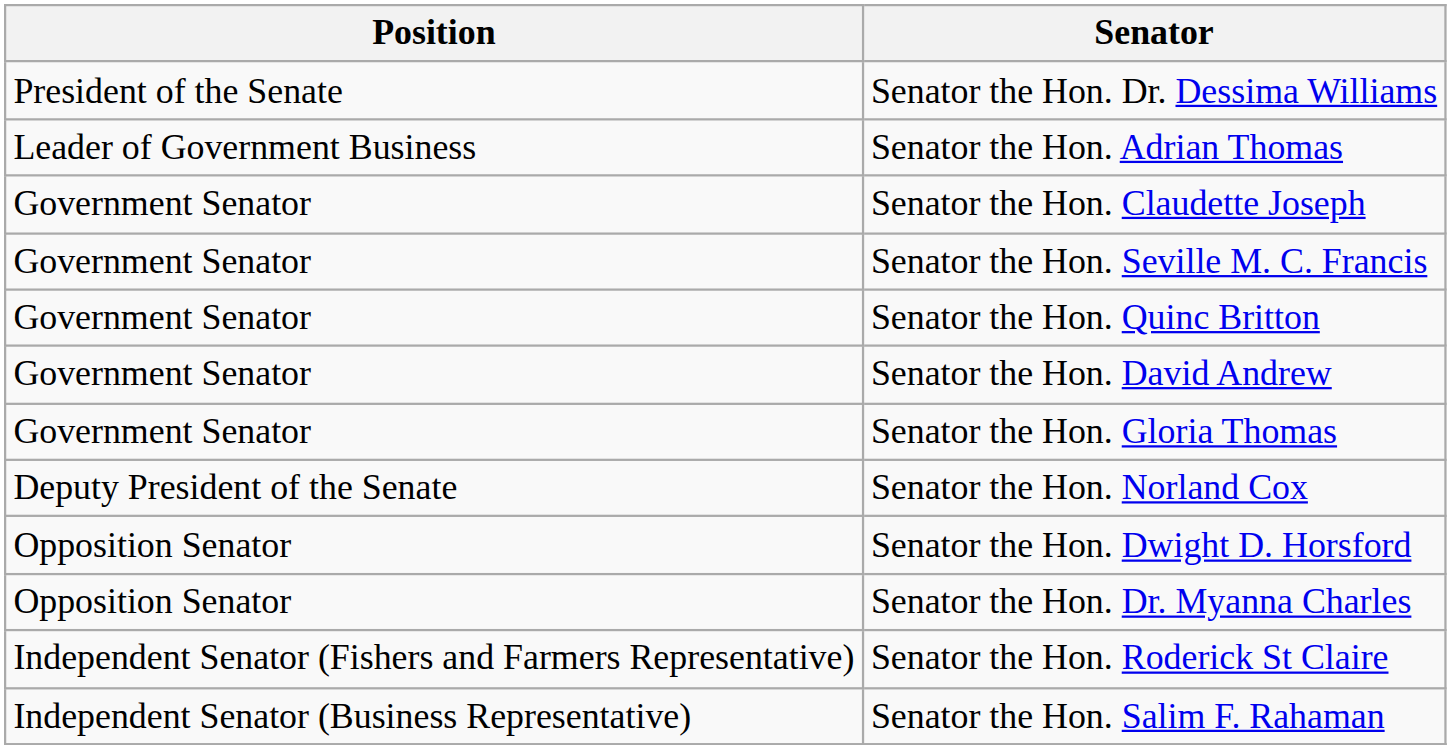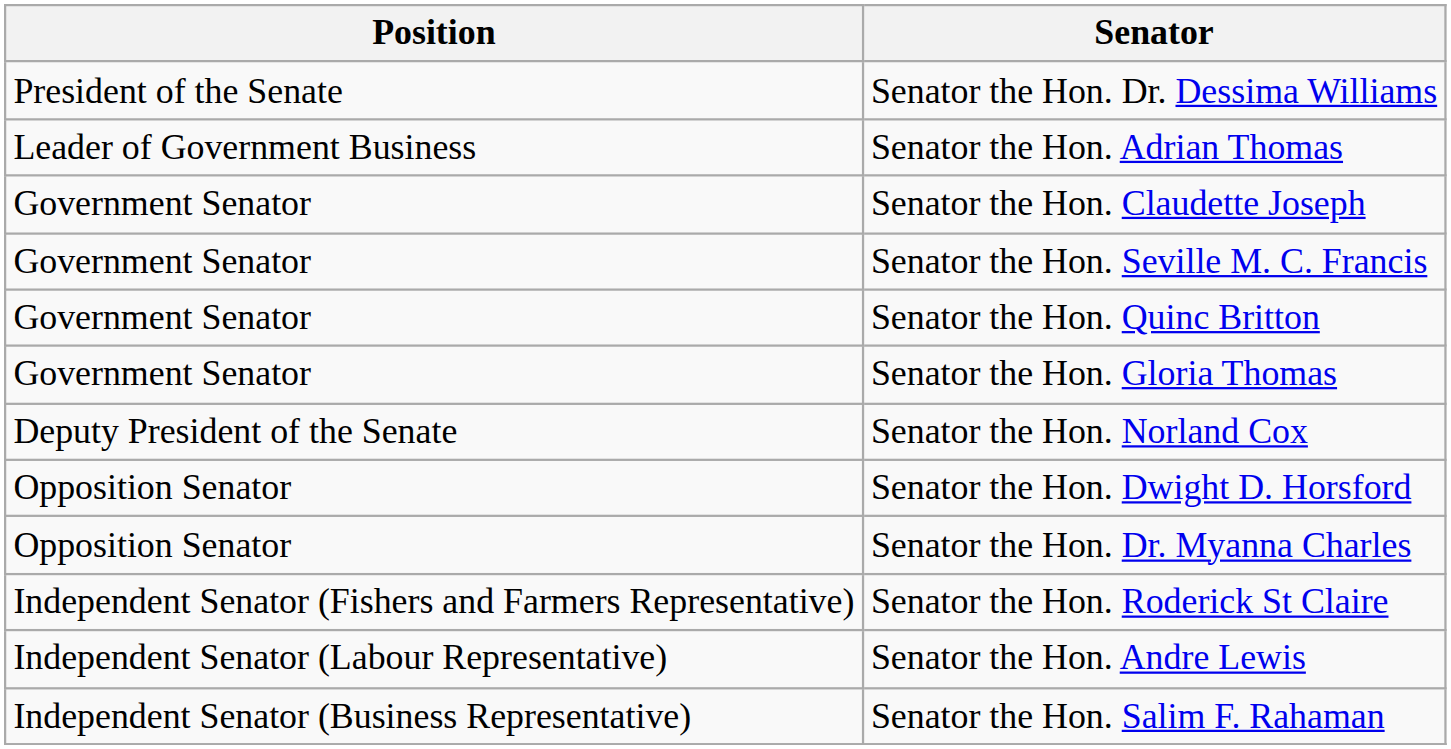- row: (1101, 373)
+ row: (1088, 658)
